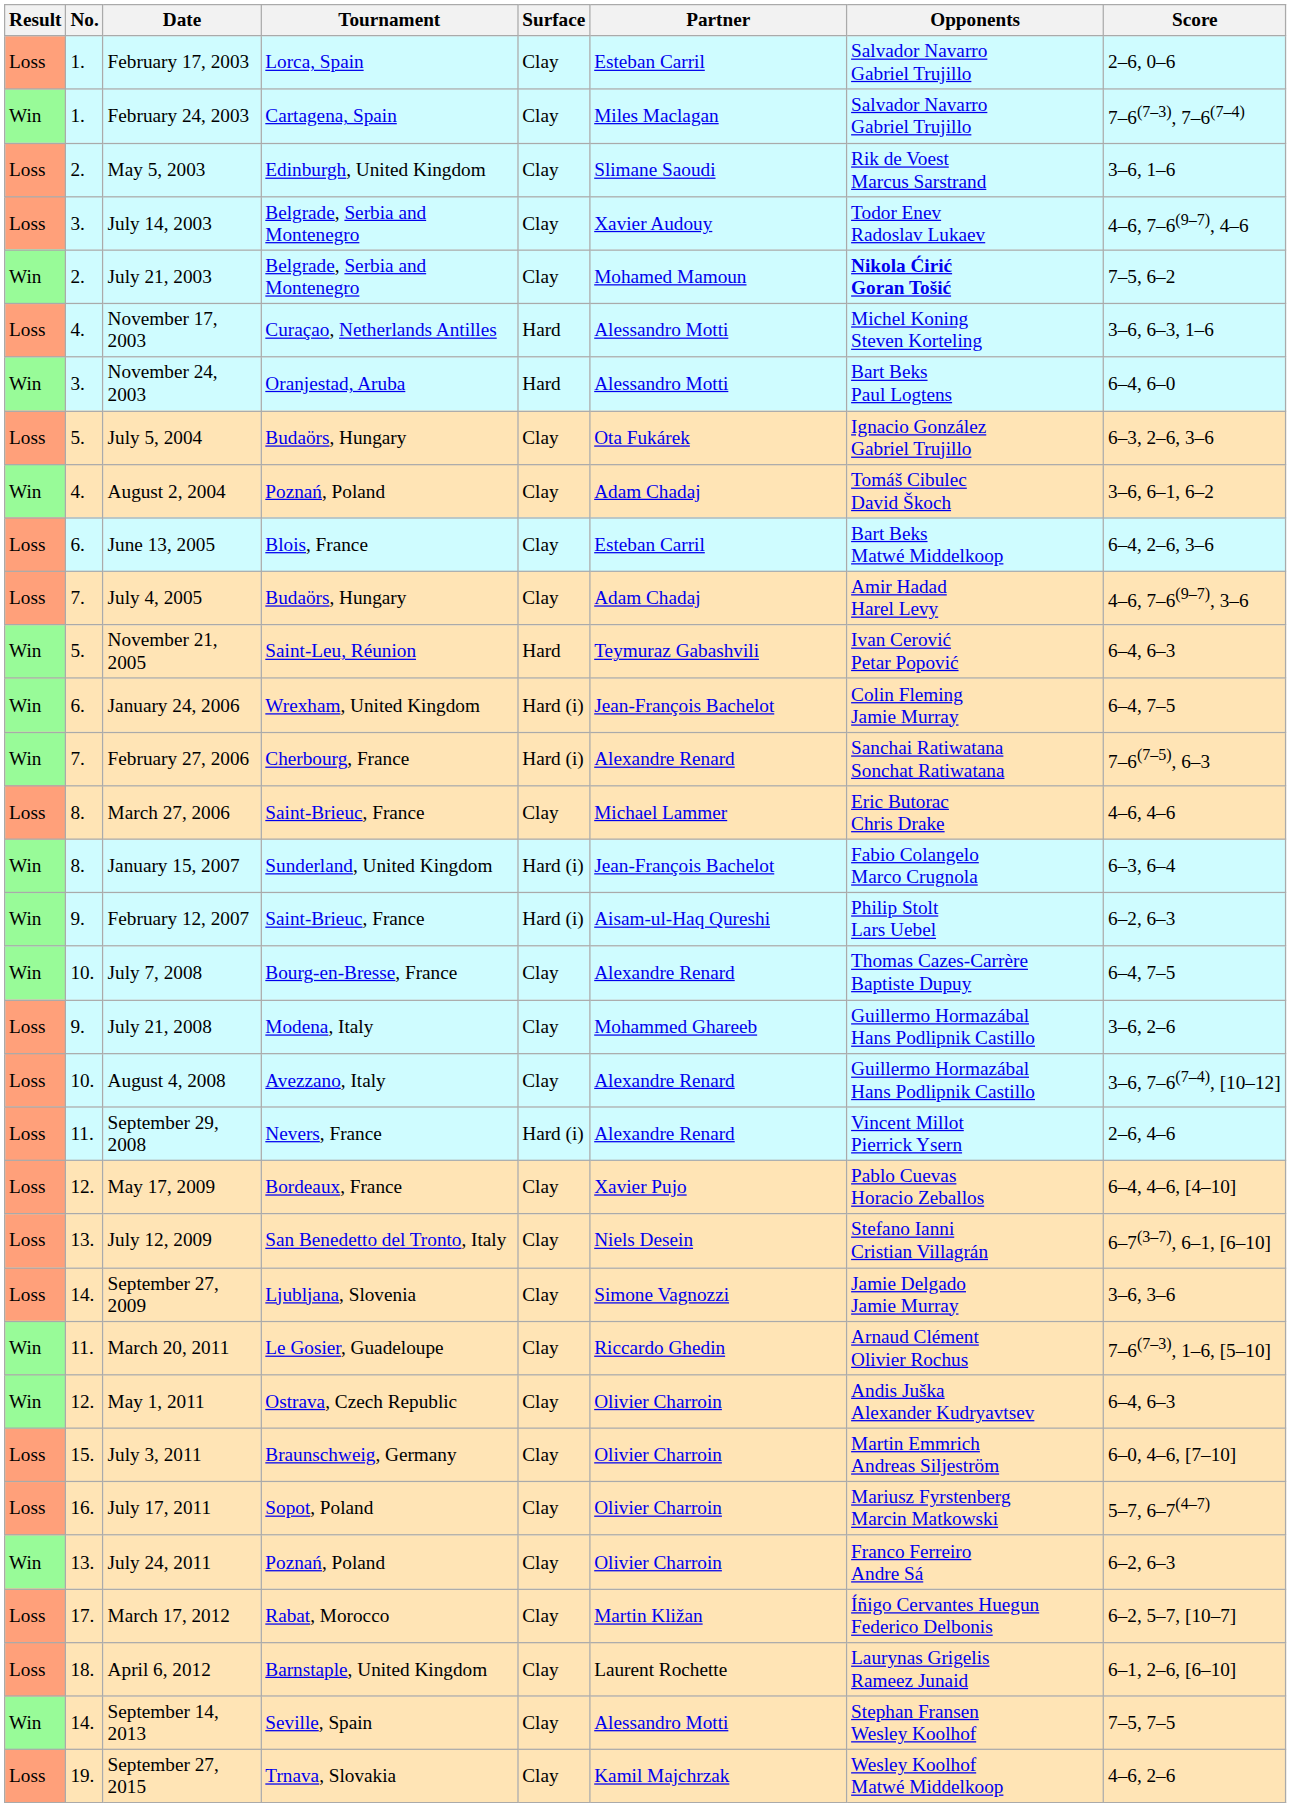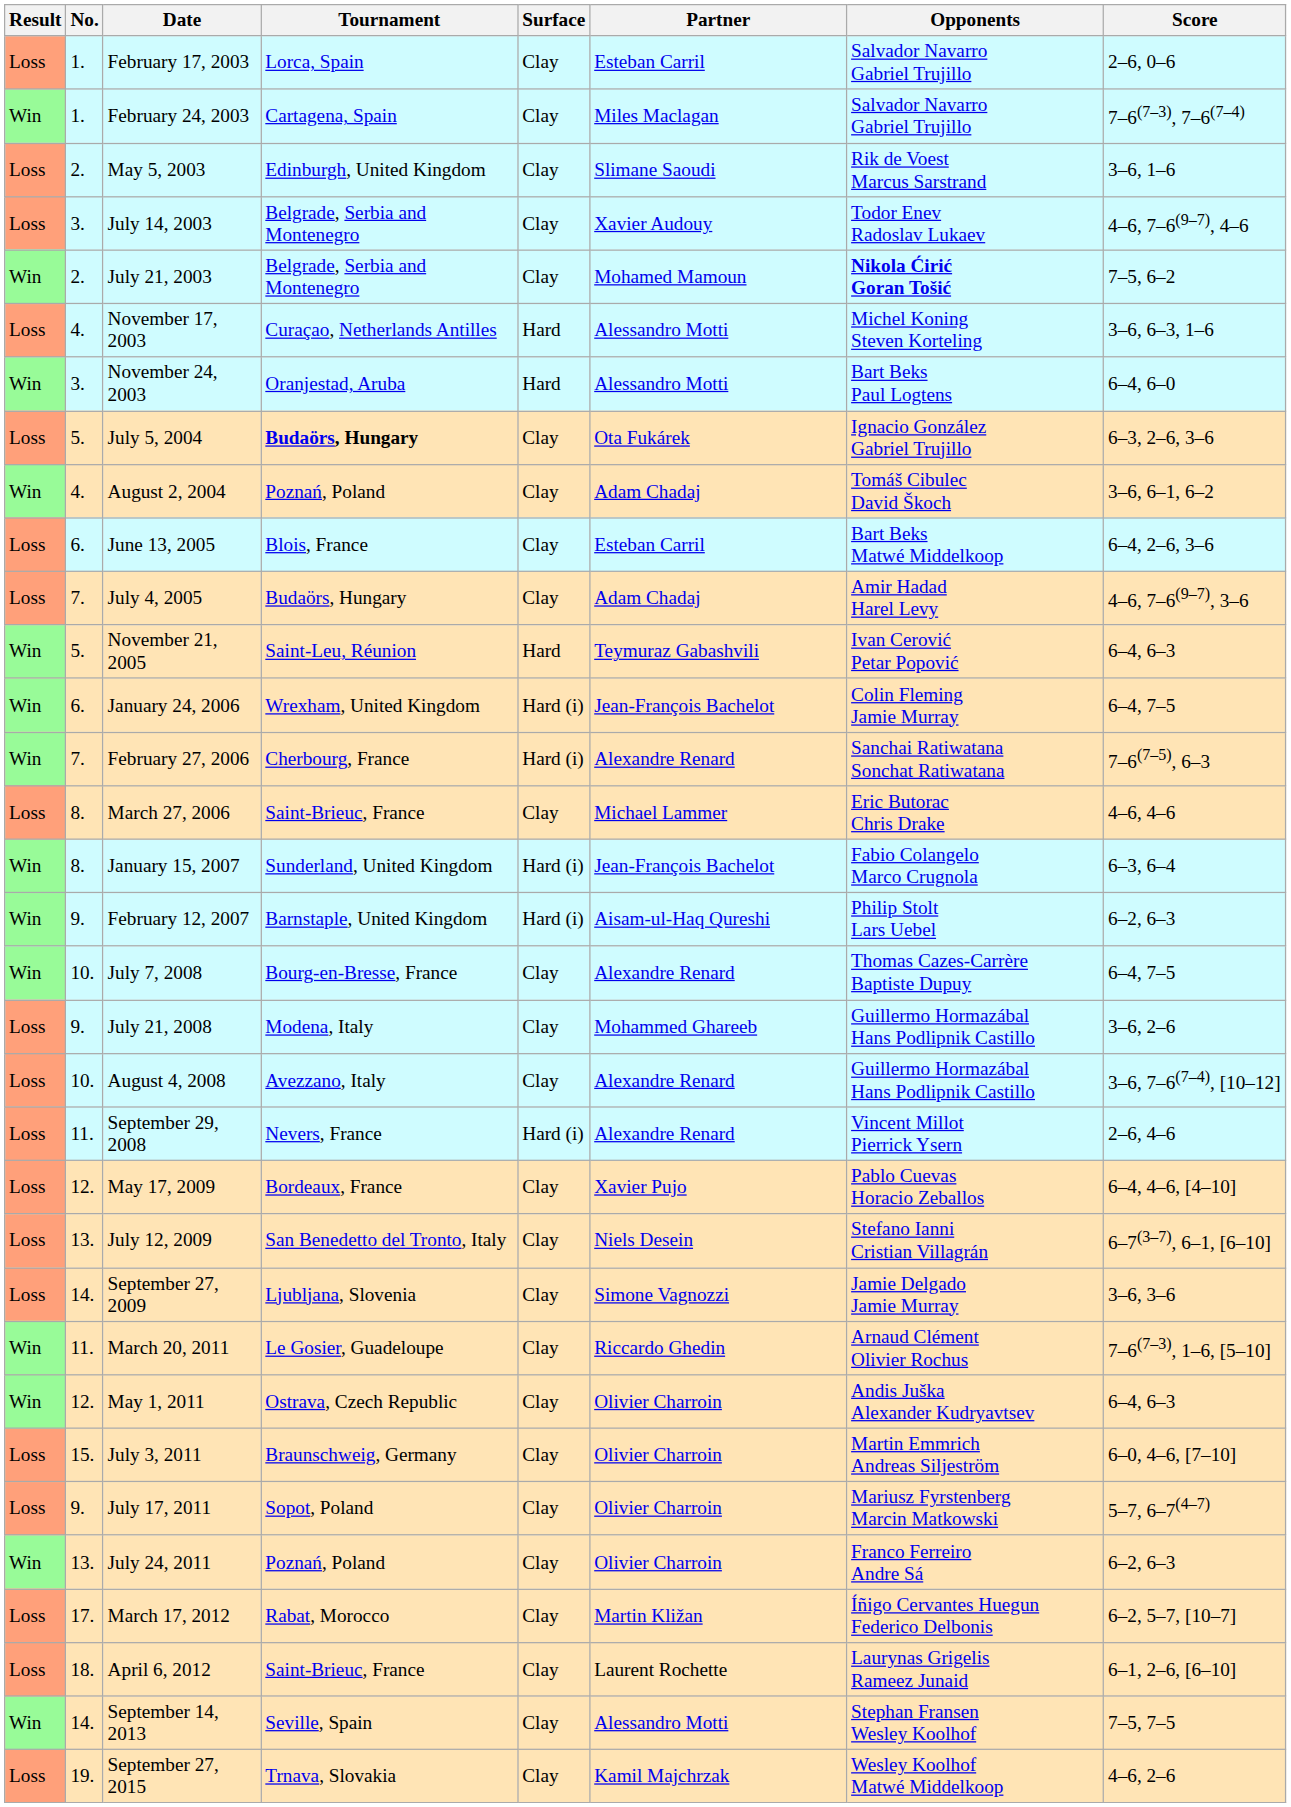(336, 436) normal -> (342, 436) bold
(345, 918) Saint-Brieuc, France -> (376, 918) Barnstaple, United Kingdom
(82, 1507) 16. -> (78, 1507) 9.
(376, 1668) Barnstaple, United Kingdom -> (345, 1668) Saint-Brieuc, France
